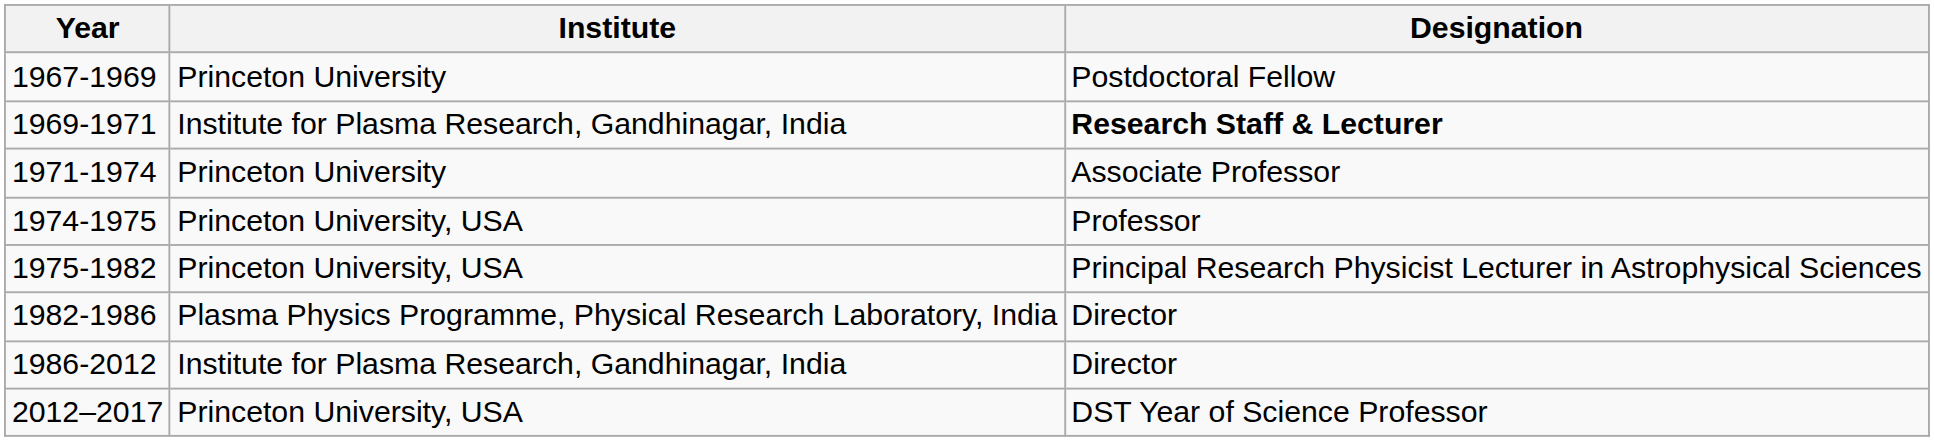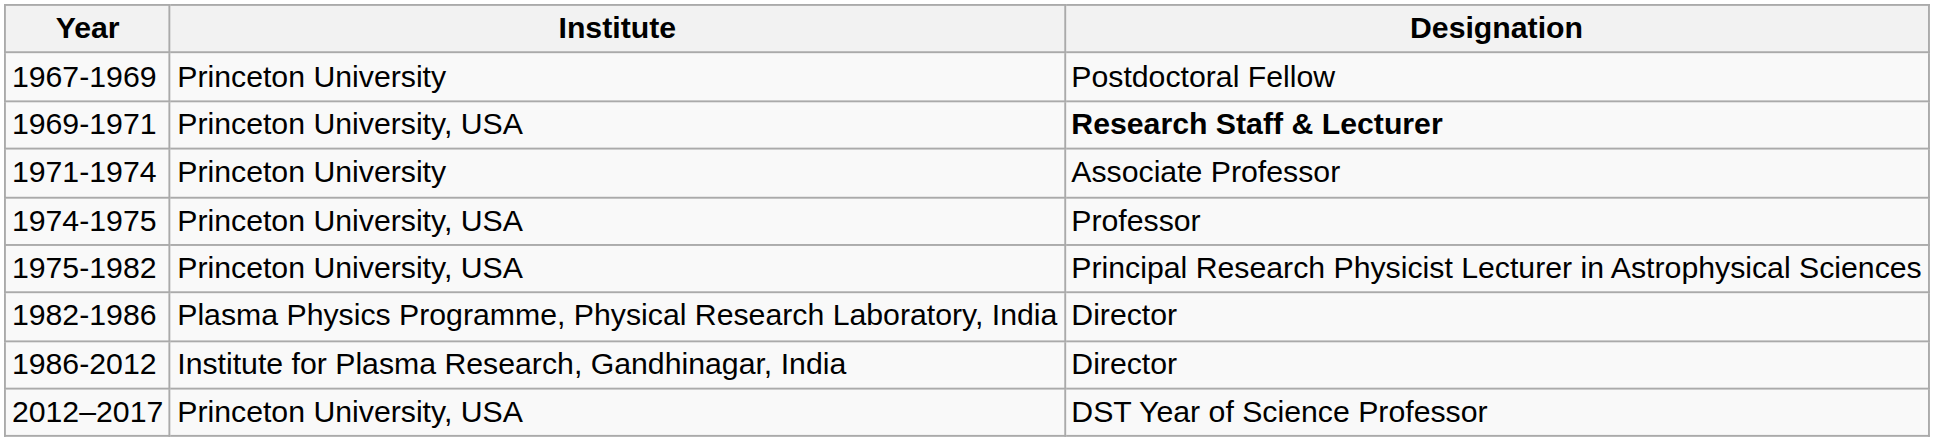(512, 124) Institute for Plasma Research, Gandhinagar, India -> (350, 124) Princeton University, USA
